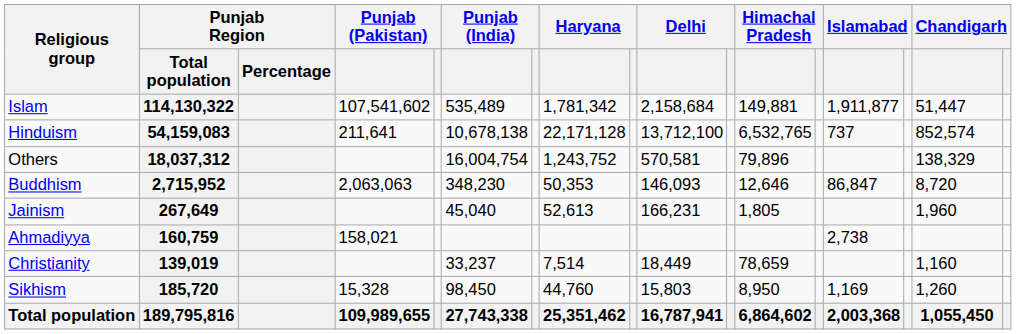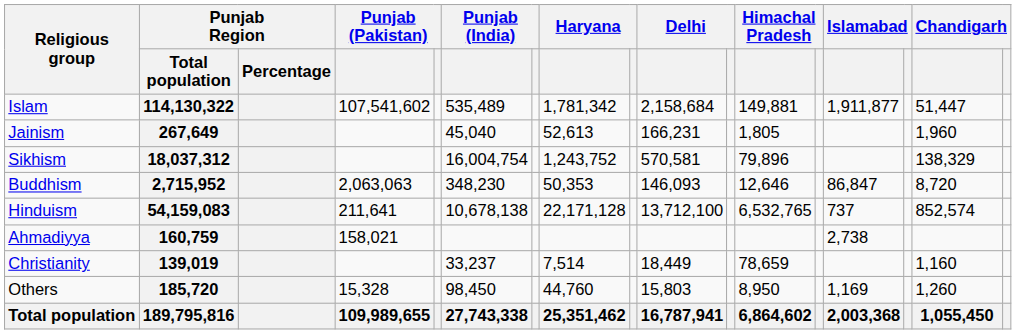rows swapped: (189, 133) <-> (189, 211)
(33, 159) Others -> (37, 159) Sikhism
(37, 289) Sikhism -> (33, 289) Others
